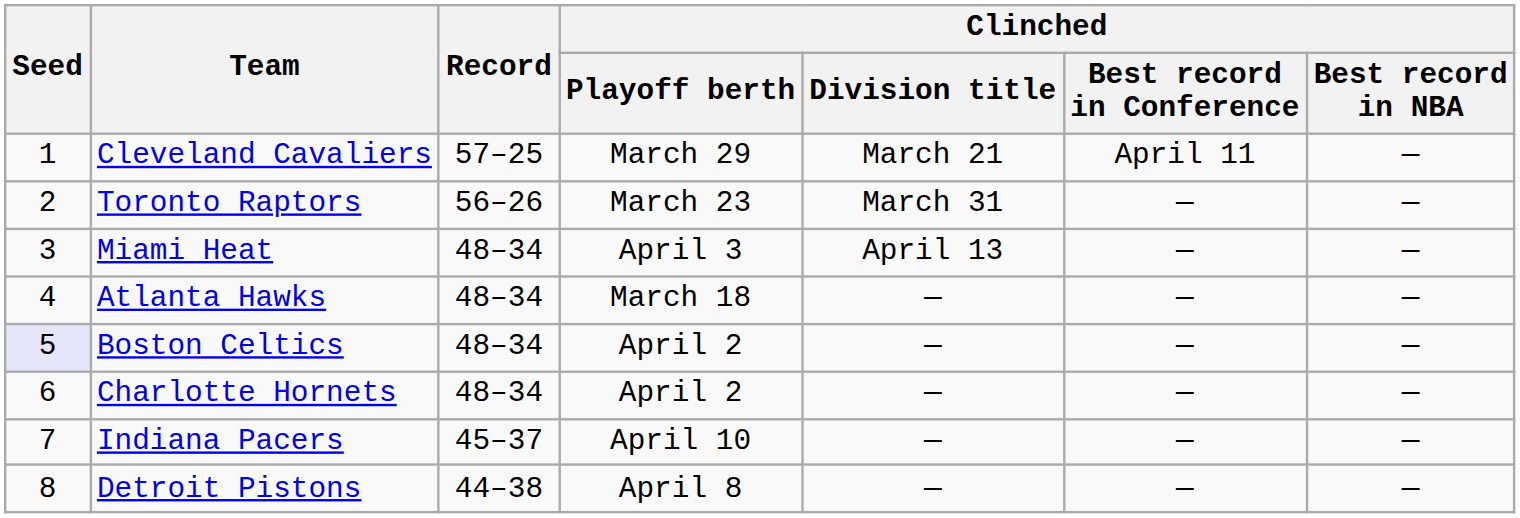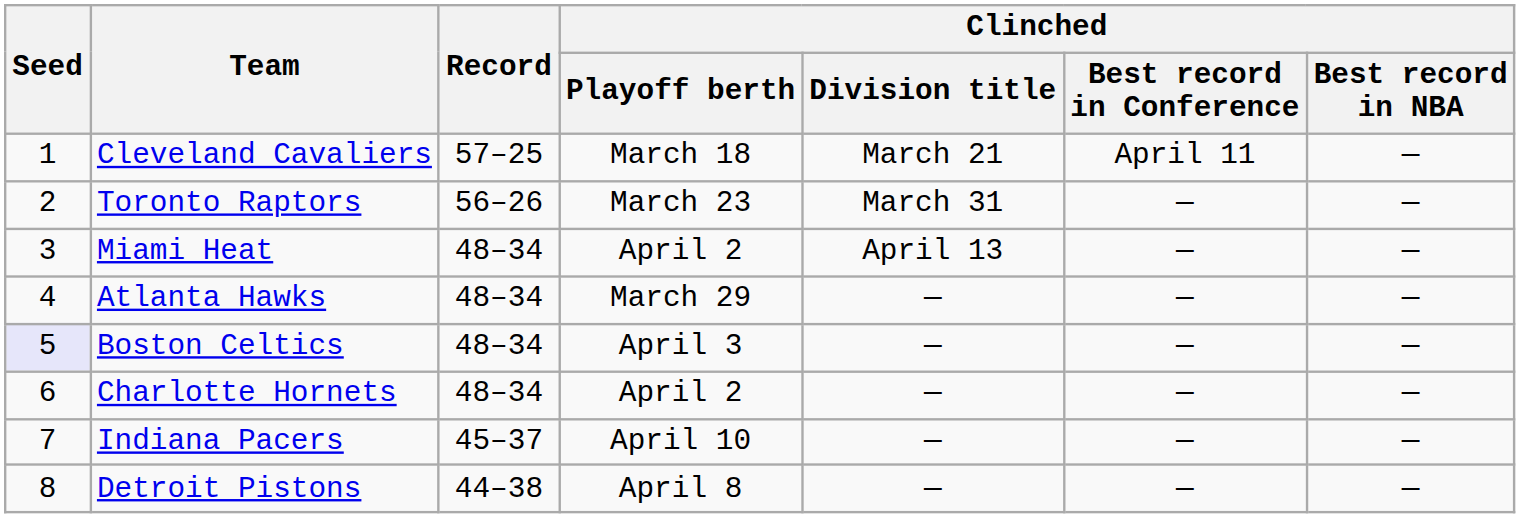(681, 157) March 29 -> (681, 157) March 18
(681, 252) April 3 -> (681, 252) April 2
(681, 300) March 18 -> (681, 300) March 29
(681, 347) April 2 -> (681, 347) April 3
